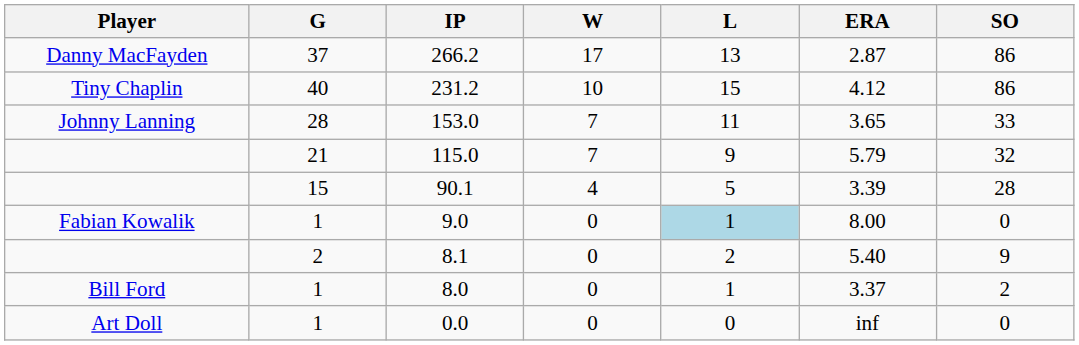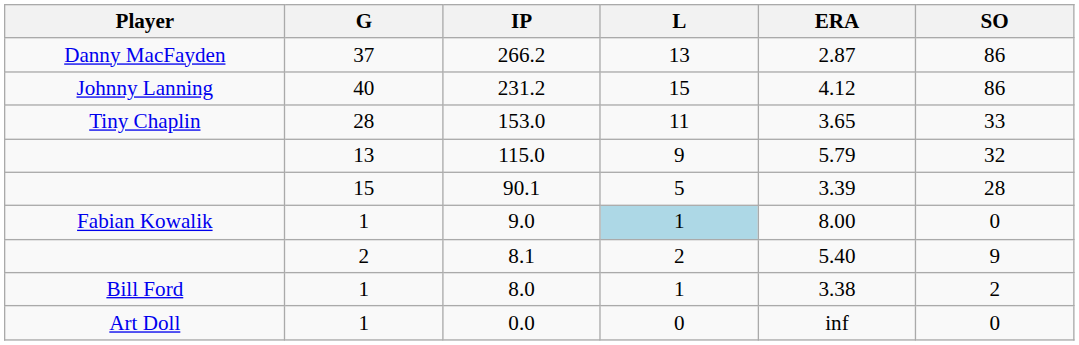- column: (593, 21)
(127, 88) Tiny Chaplin -> (145, 88) Johnny Lanning
(127, 121) Johnny Lanning -> (145, 121) Tiny Chaplin
(318, 155) 21 -> (364, 155) 13
(867, 289) 3.37 -> (837, 289) 3.38
